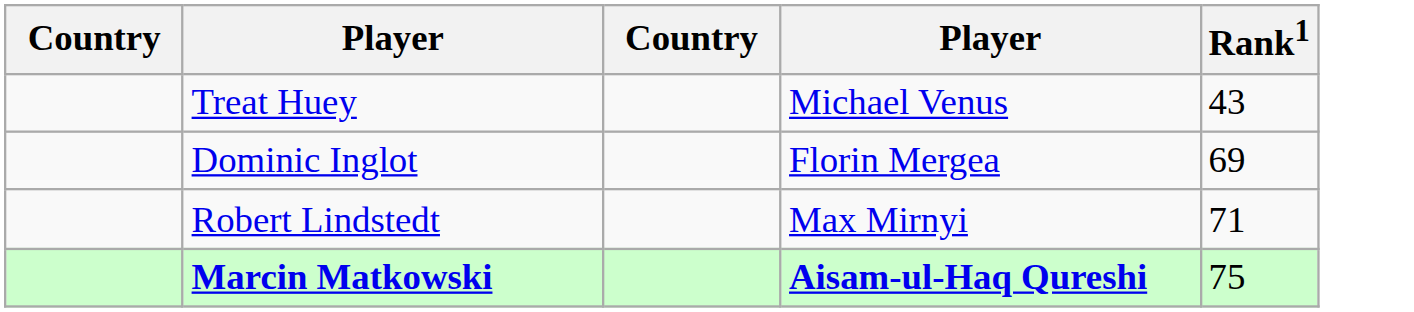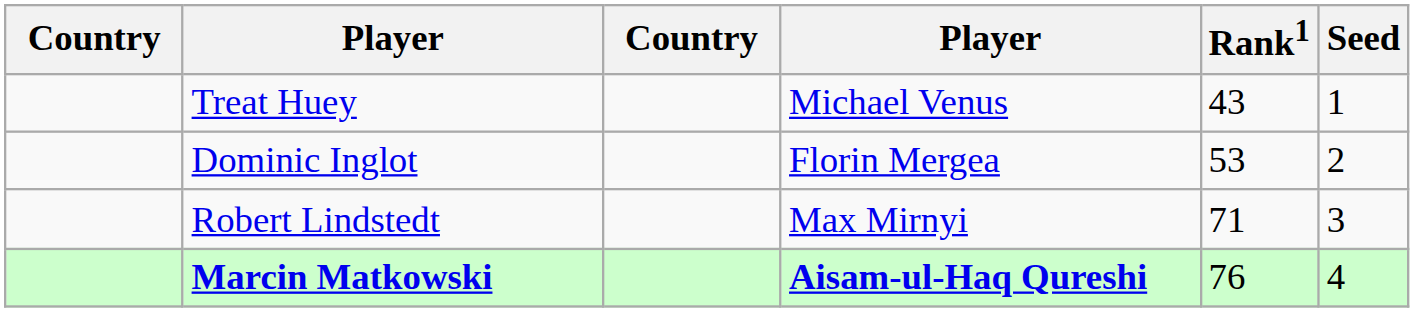+ column: (1364, 38)
(1227, 160) 69 -> (1227, 160) 53
(1227, 277) 75 -> (1227, 277) 76
